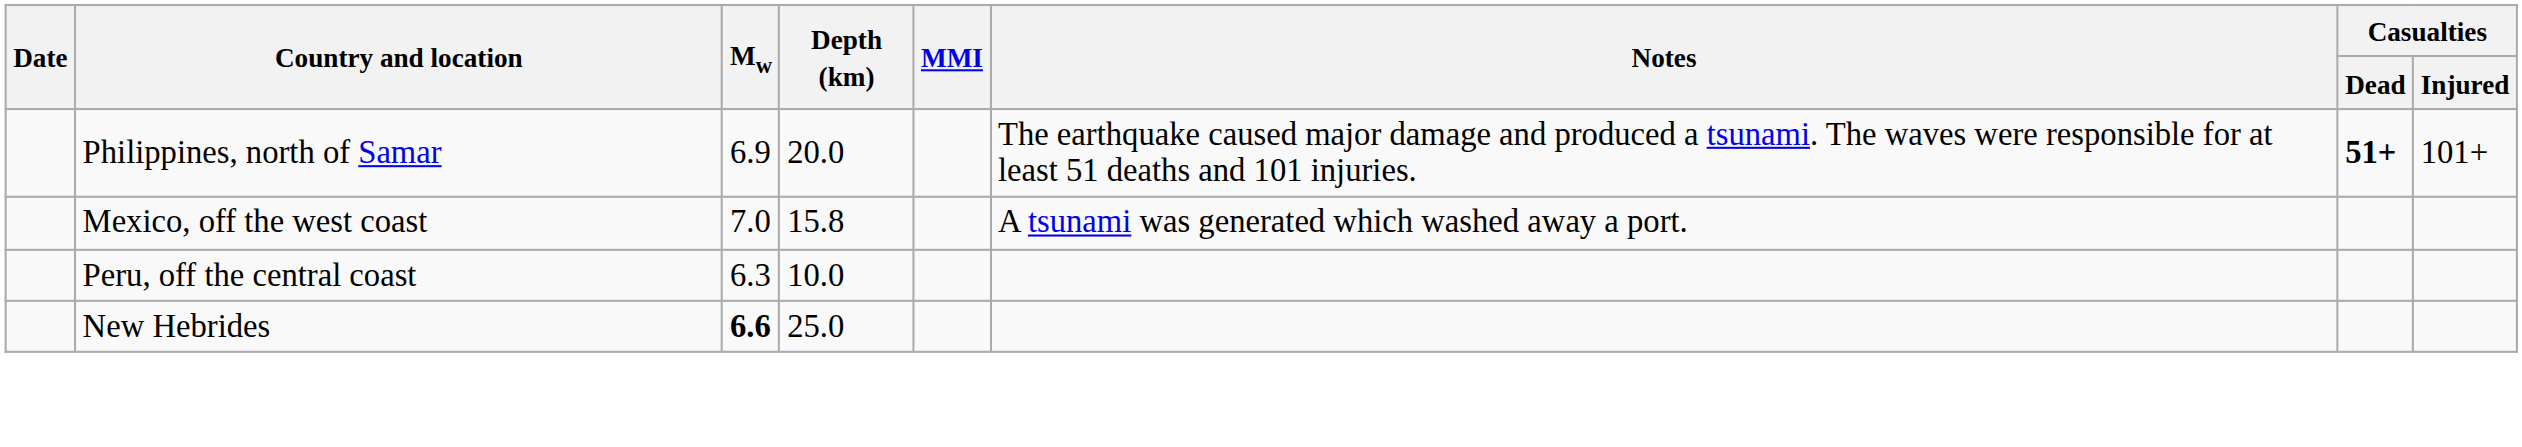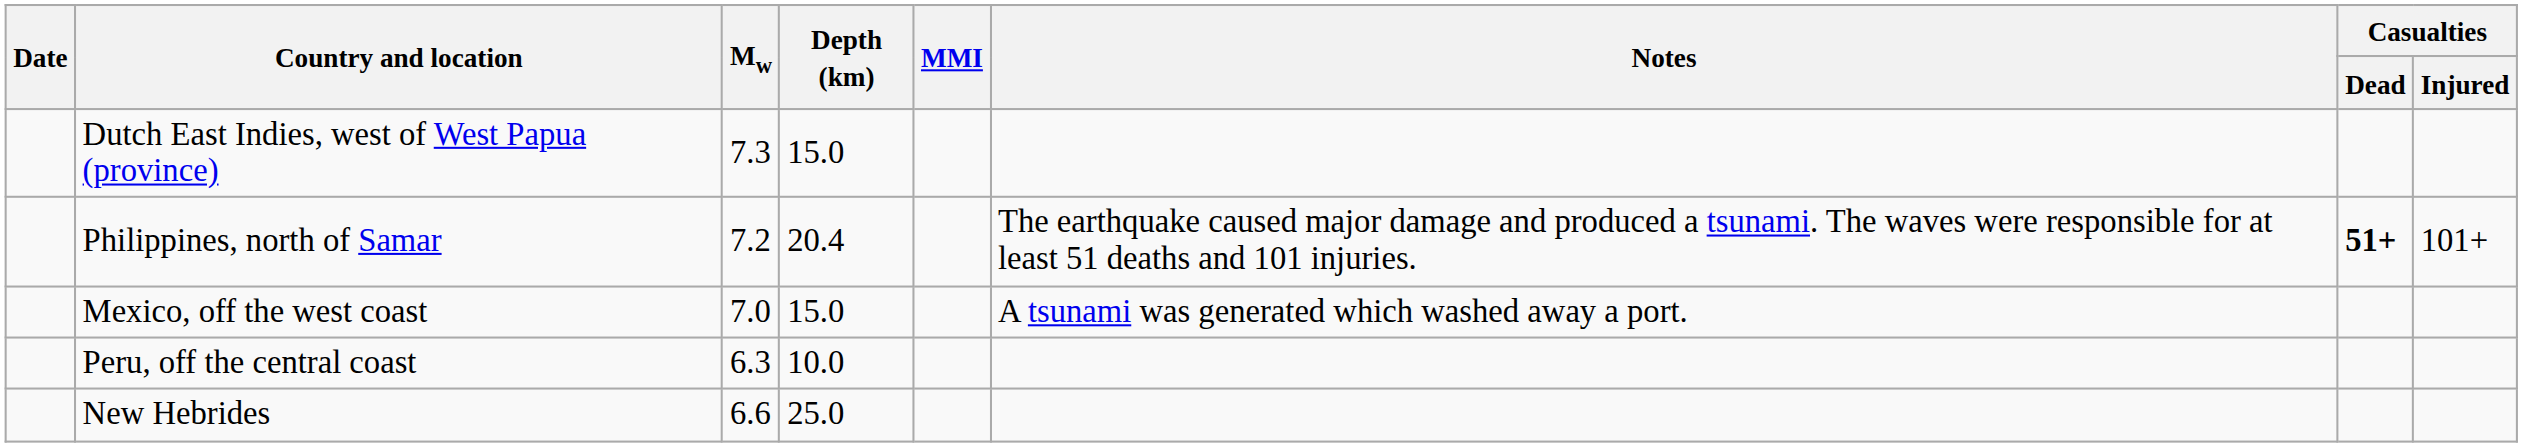+ row: (334, 152)
(750, 152) 6.9 -> (750, 240) 7.2
(816, 152) 20.0 -> (816, 240) 20.4
(816, 222) 15.8 -> (816, 310) 15.0
(750, 325) bold -> (750, 414) normal
